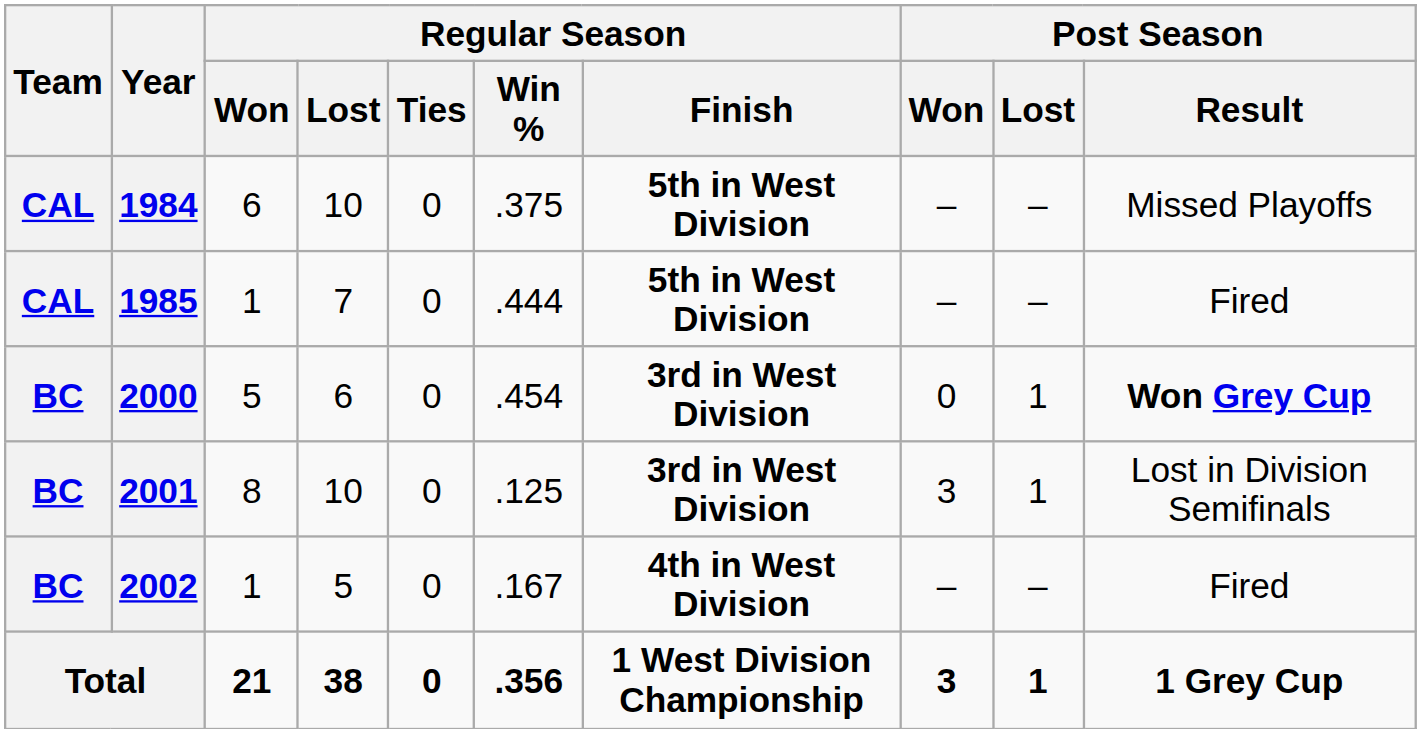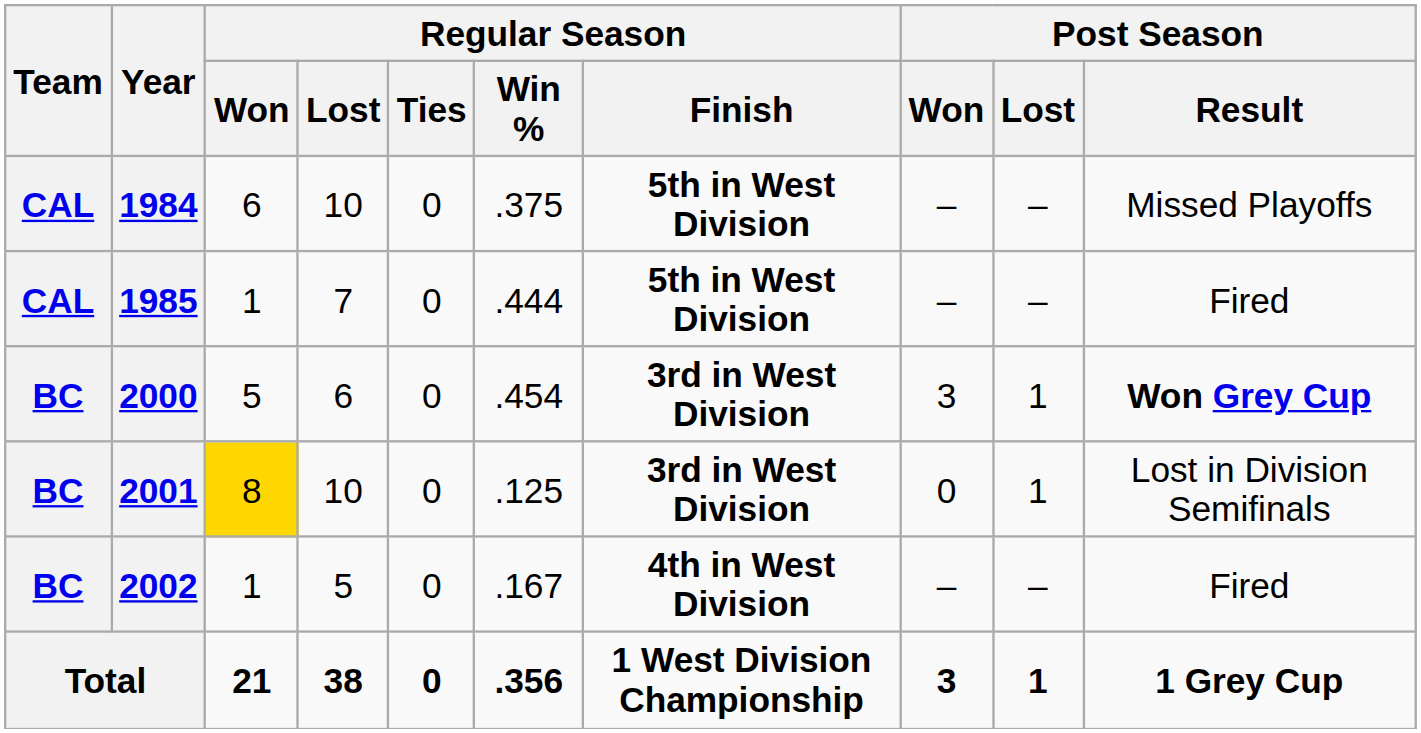(946, 395) 0 -> (946, 395) 3
(252, 490) no background -> (252, 490) gold background
(946, 490) 3 -> (946, 490) 0
